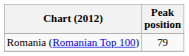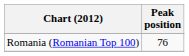(163, 42) 79 -> (163, 42) 76
